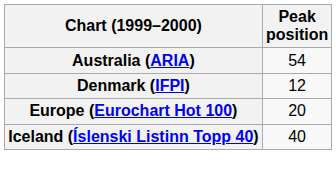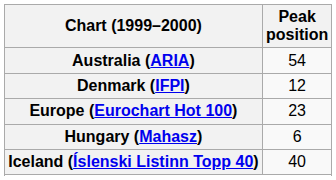(297, 111) 20 -> (297, 111) 23
+ row: (133, 136)
